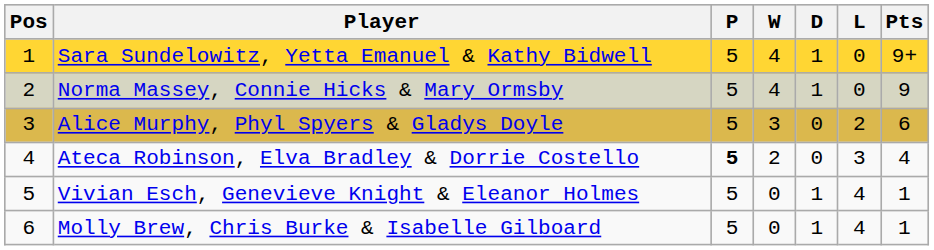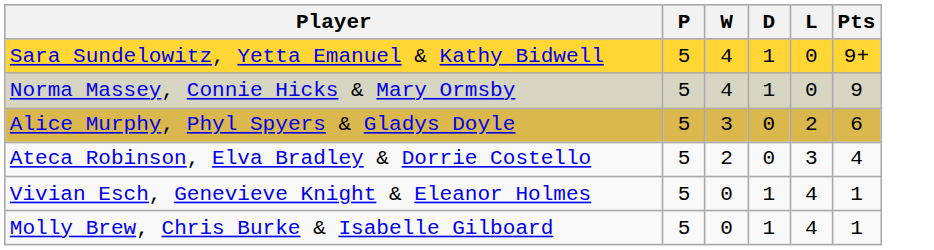- column: (29, 22)
(732, 159) bold -> (684, 159) normal
